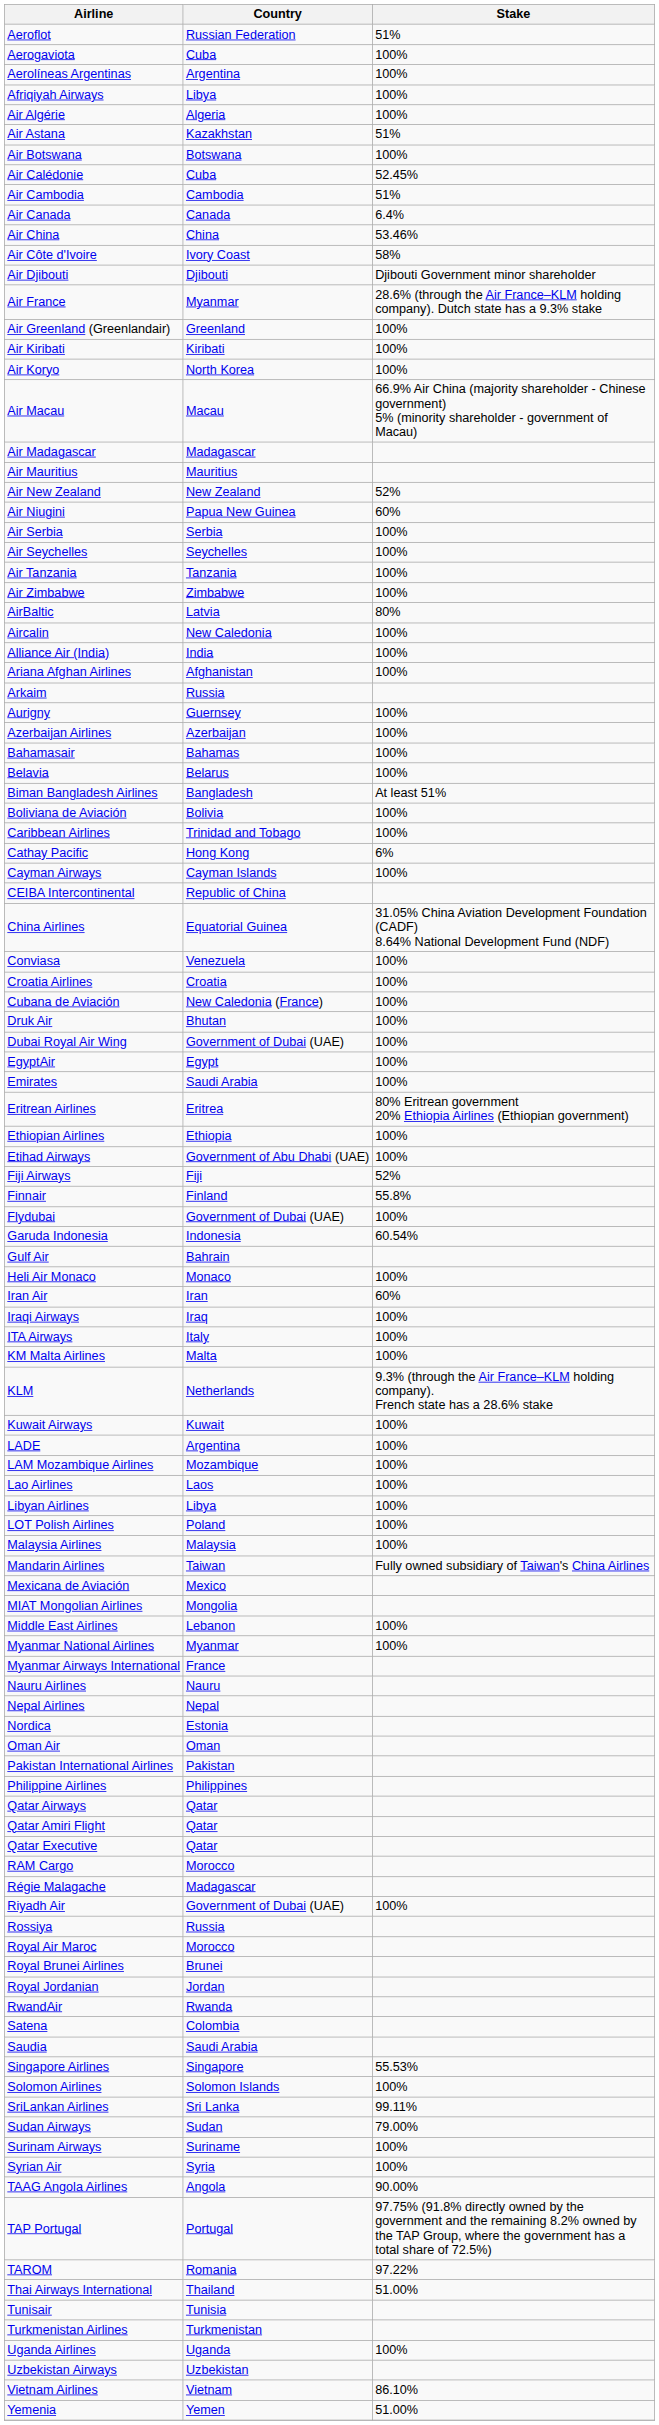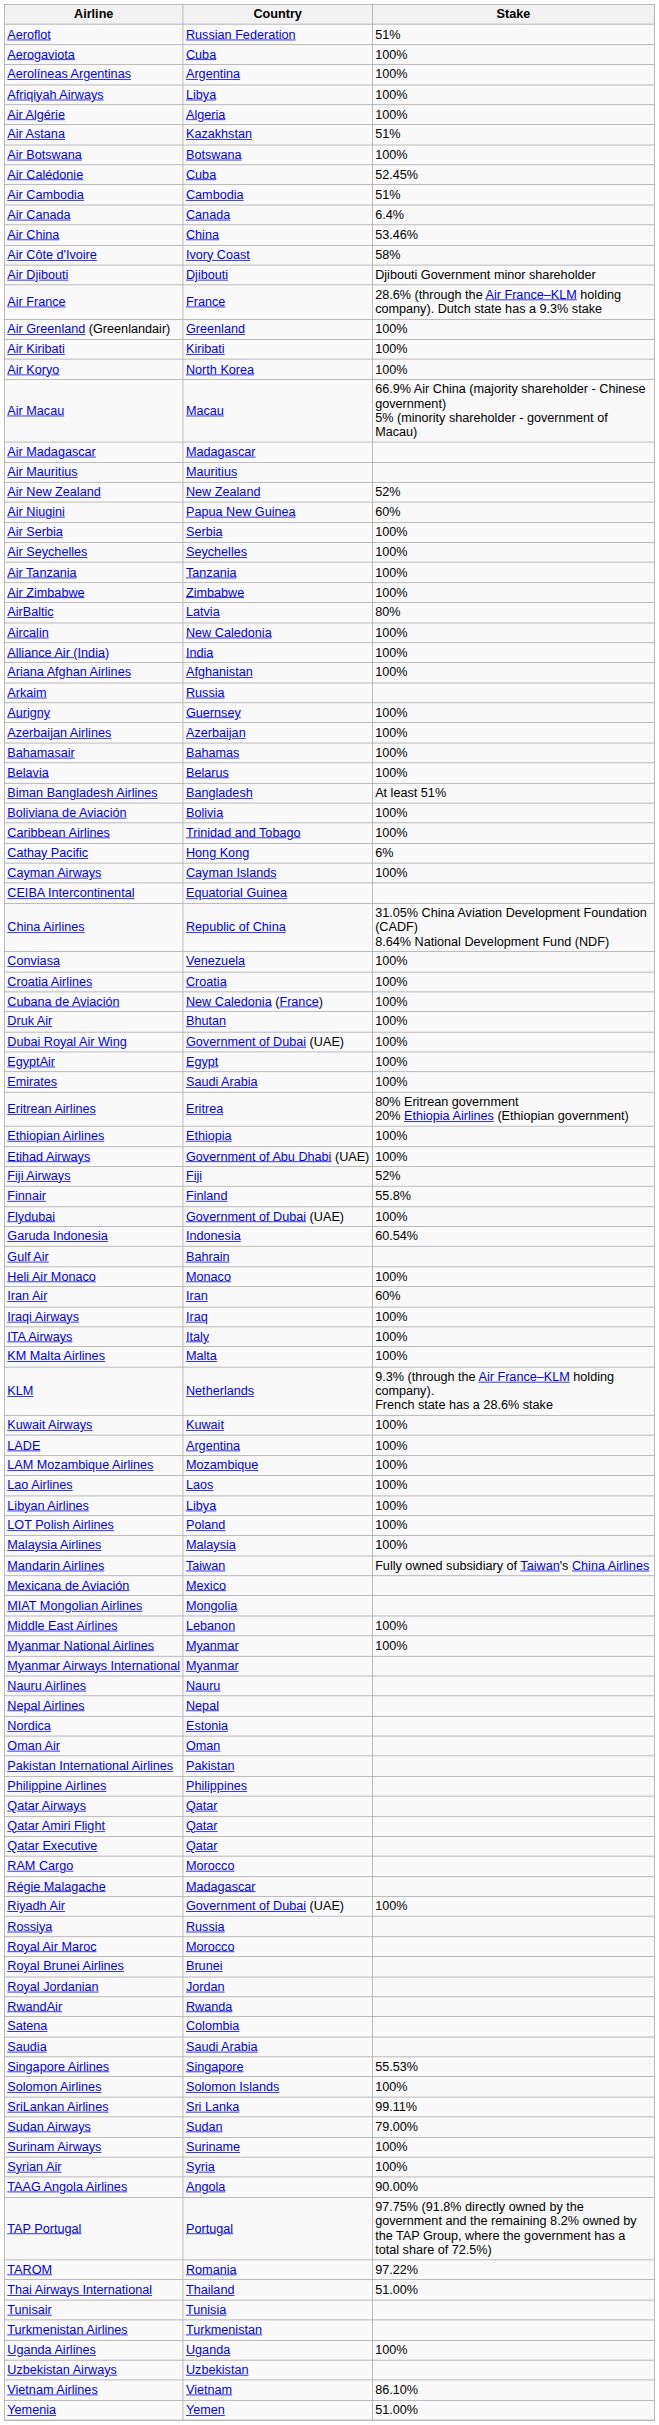(212, 302) Myanmar -> (206, 302) France
(236, 893) Republic of China -> (237, 893) Equatorial Guinea
(237, 927) Equatorial Guinea -> (236, 927) Republic of China
(206, 1666) France -> (212, 1666) Myanmar
